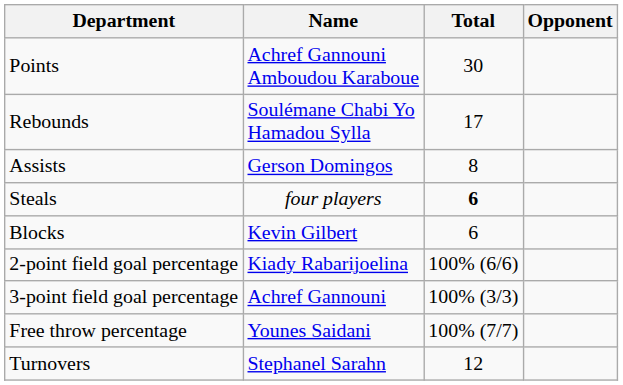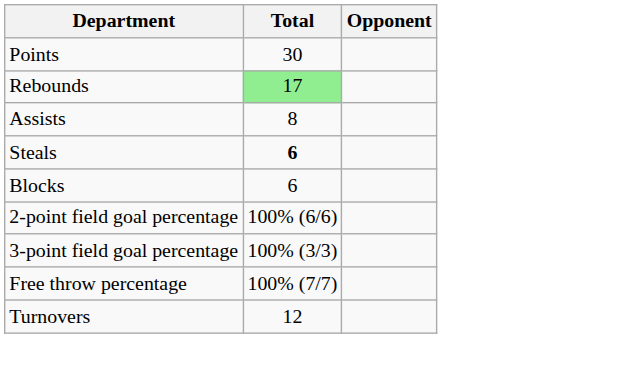- column: (333, 21)
(473, 122) no background -> (292, 86) lightgreen background
